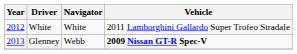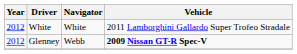(16, 42) 2013 -> (16, 42) 2012
